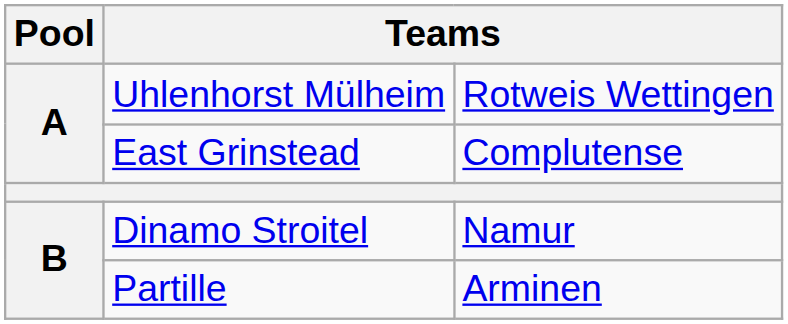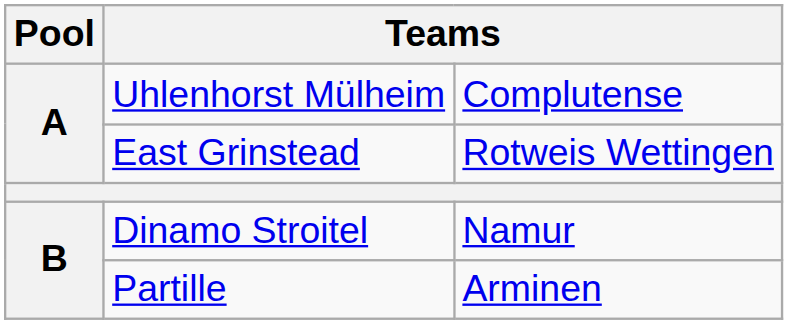(618, 93) Rotweis Wettingen -> (573, 93) Complutense
(573, 152) Complutense -> (618, 152) Rotweis Wettingen
